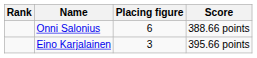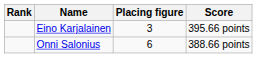rows swapped: (74, 45) <-> (68, 28)
